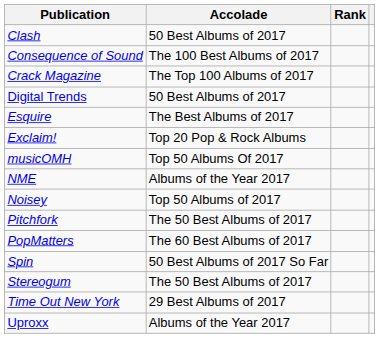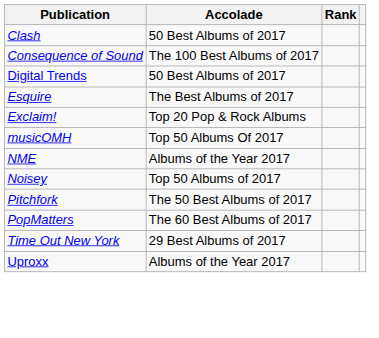- row: (54, 76)
- row: (20, 261)
- row: (39, 281)
